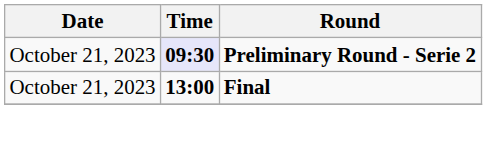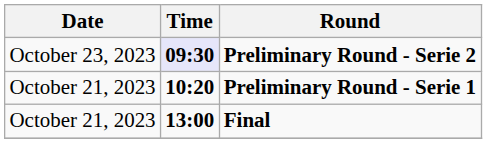(83, 54) October 21, 2023 -> (83, 54) October 23, 2023
+ row: (350, 87)
